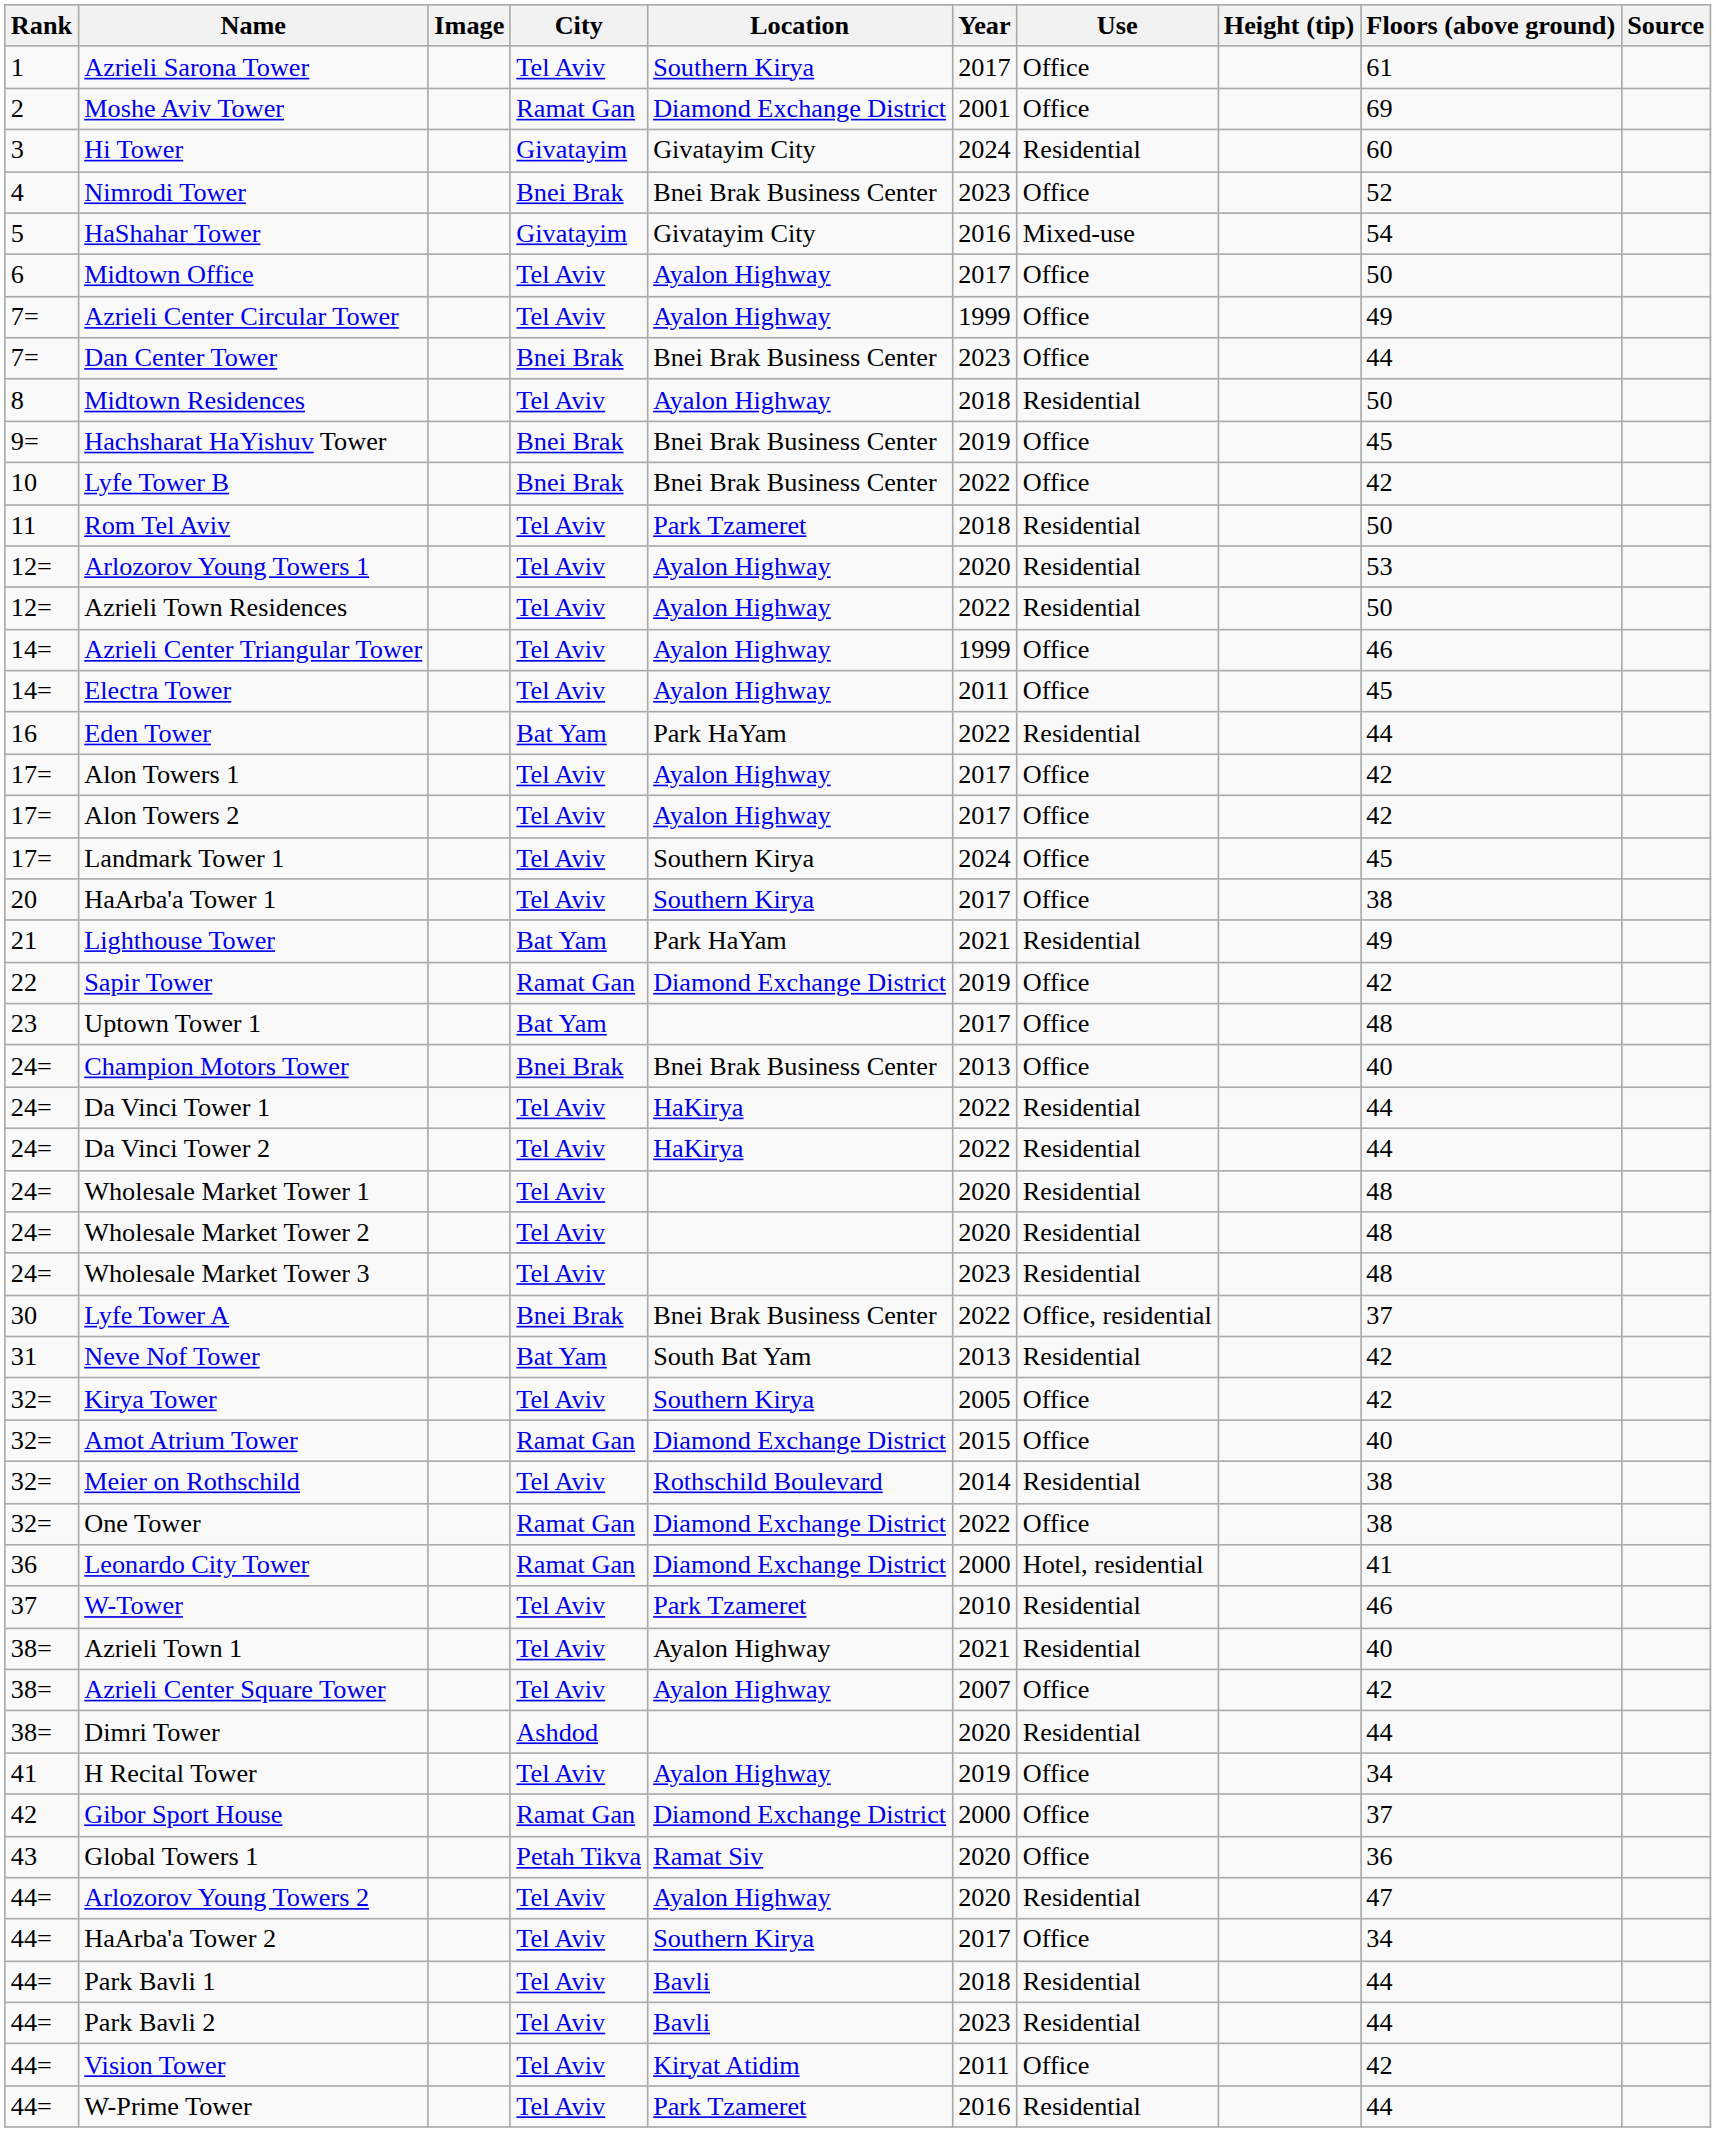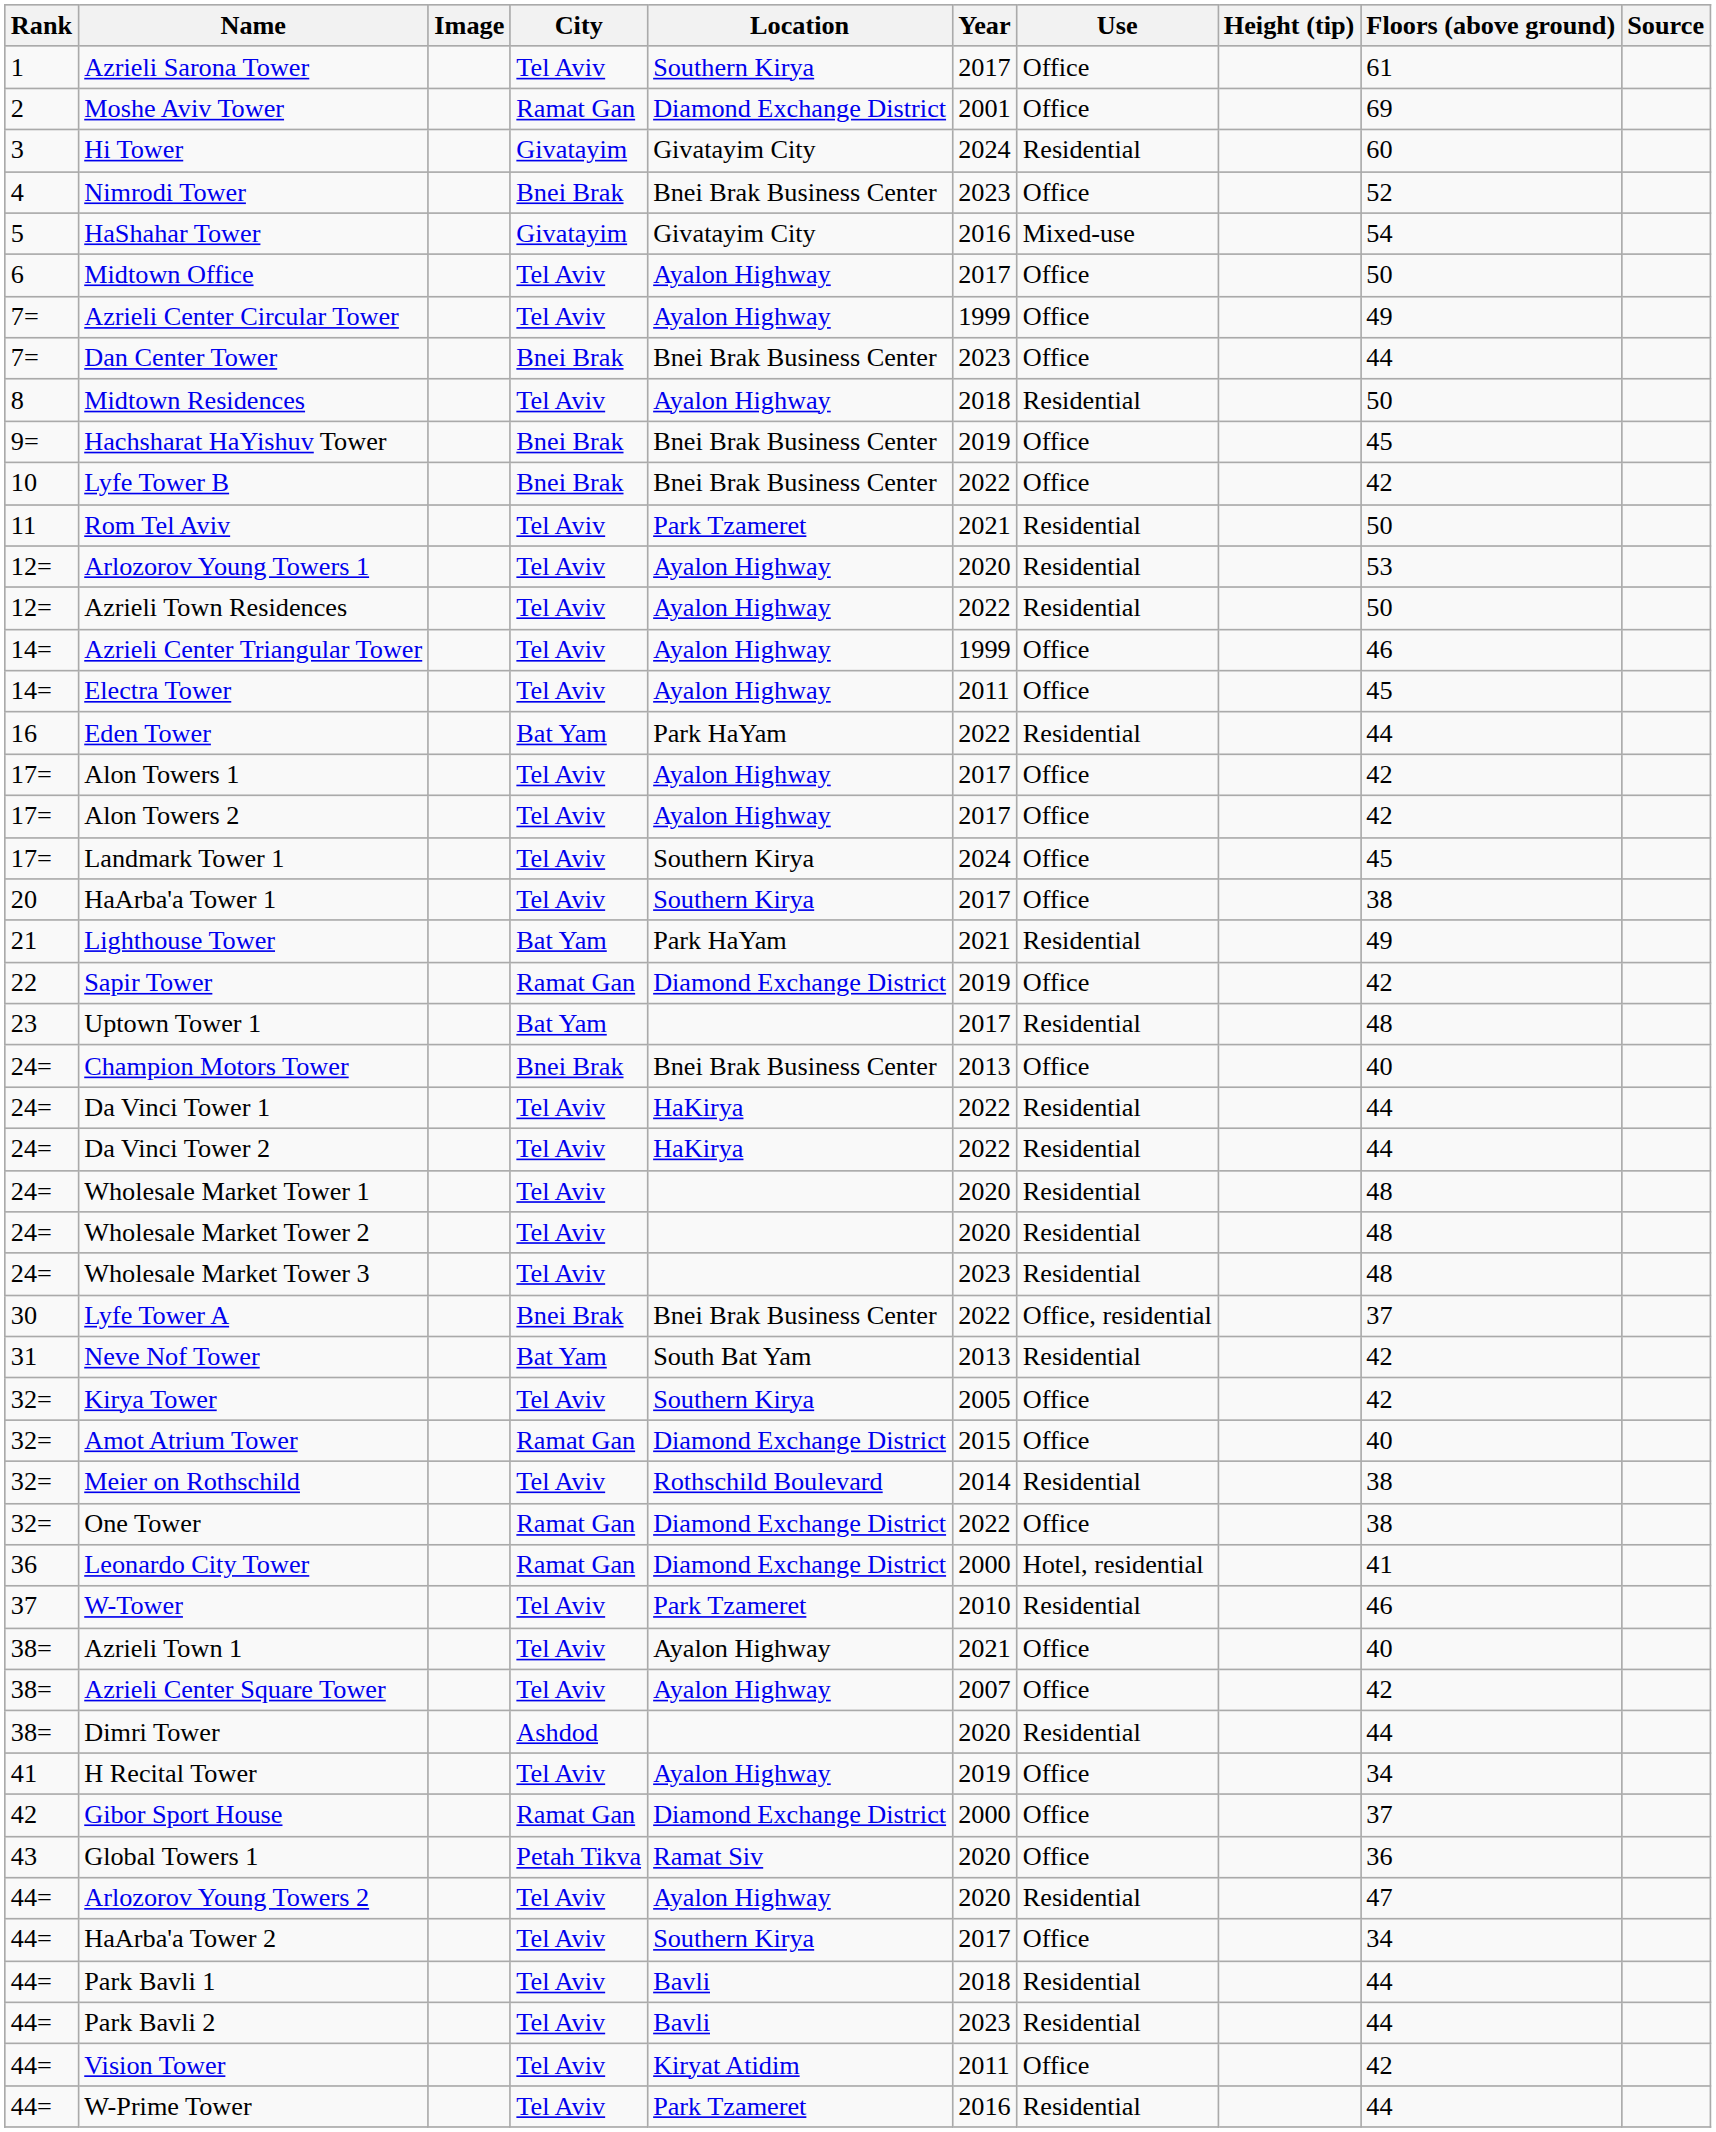(984, 524) 2018 -> (984, 524) 2021
(1056, 1024) Office -> (1082, 1024) Residential
(1082, 1648) Residential -> (1056, 1648) Office
